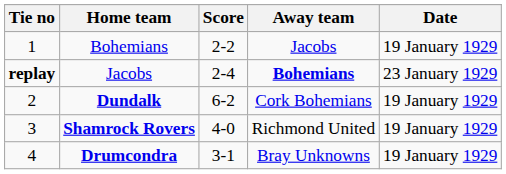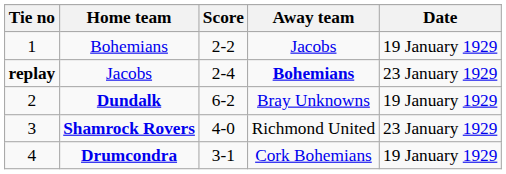(313, 100) Cork Bohemians -> (313, 100) Bray Unknowns
(440, 127) 19 January 1929 -> (440, 127) 23 January 1929
(313, 155) Bray Unknowns -> (313, 155) Cork Bohemians
